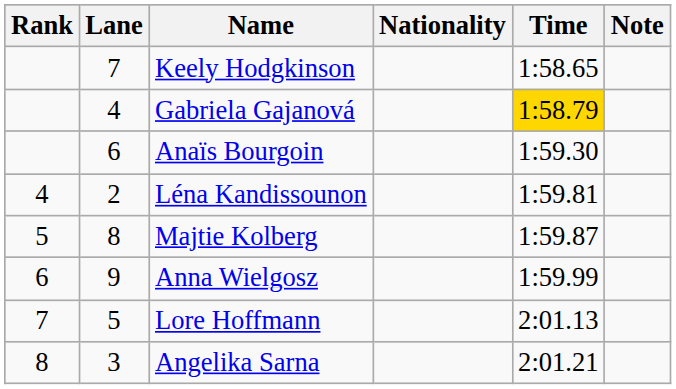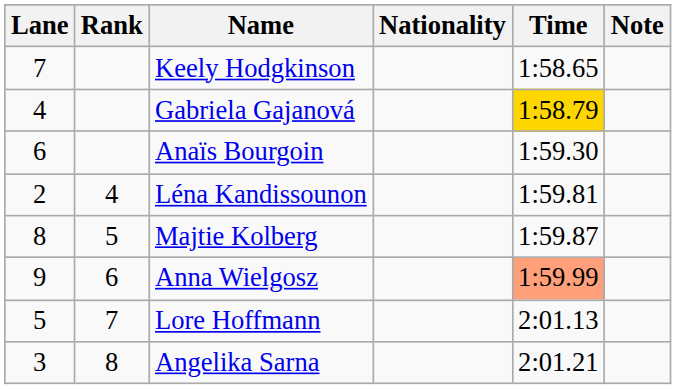columns swapped: (42, 25) <-> (114, 25)
(558, 278) no background -> (558, 278) lightsalmon background
